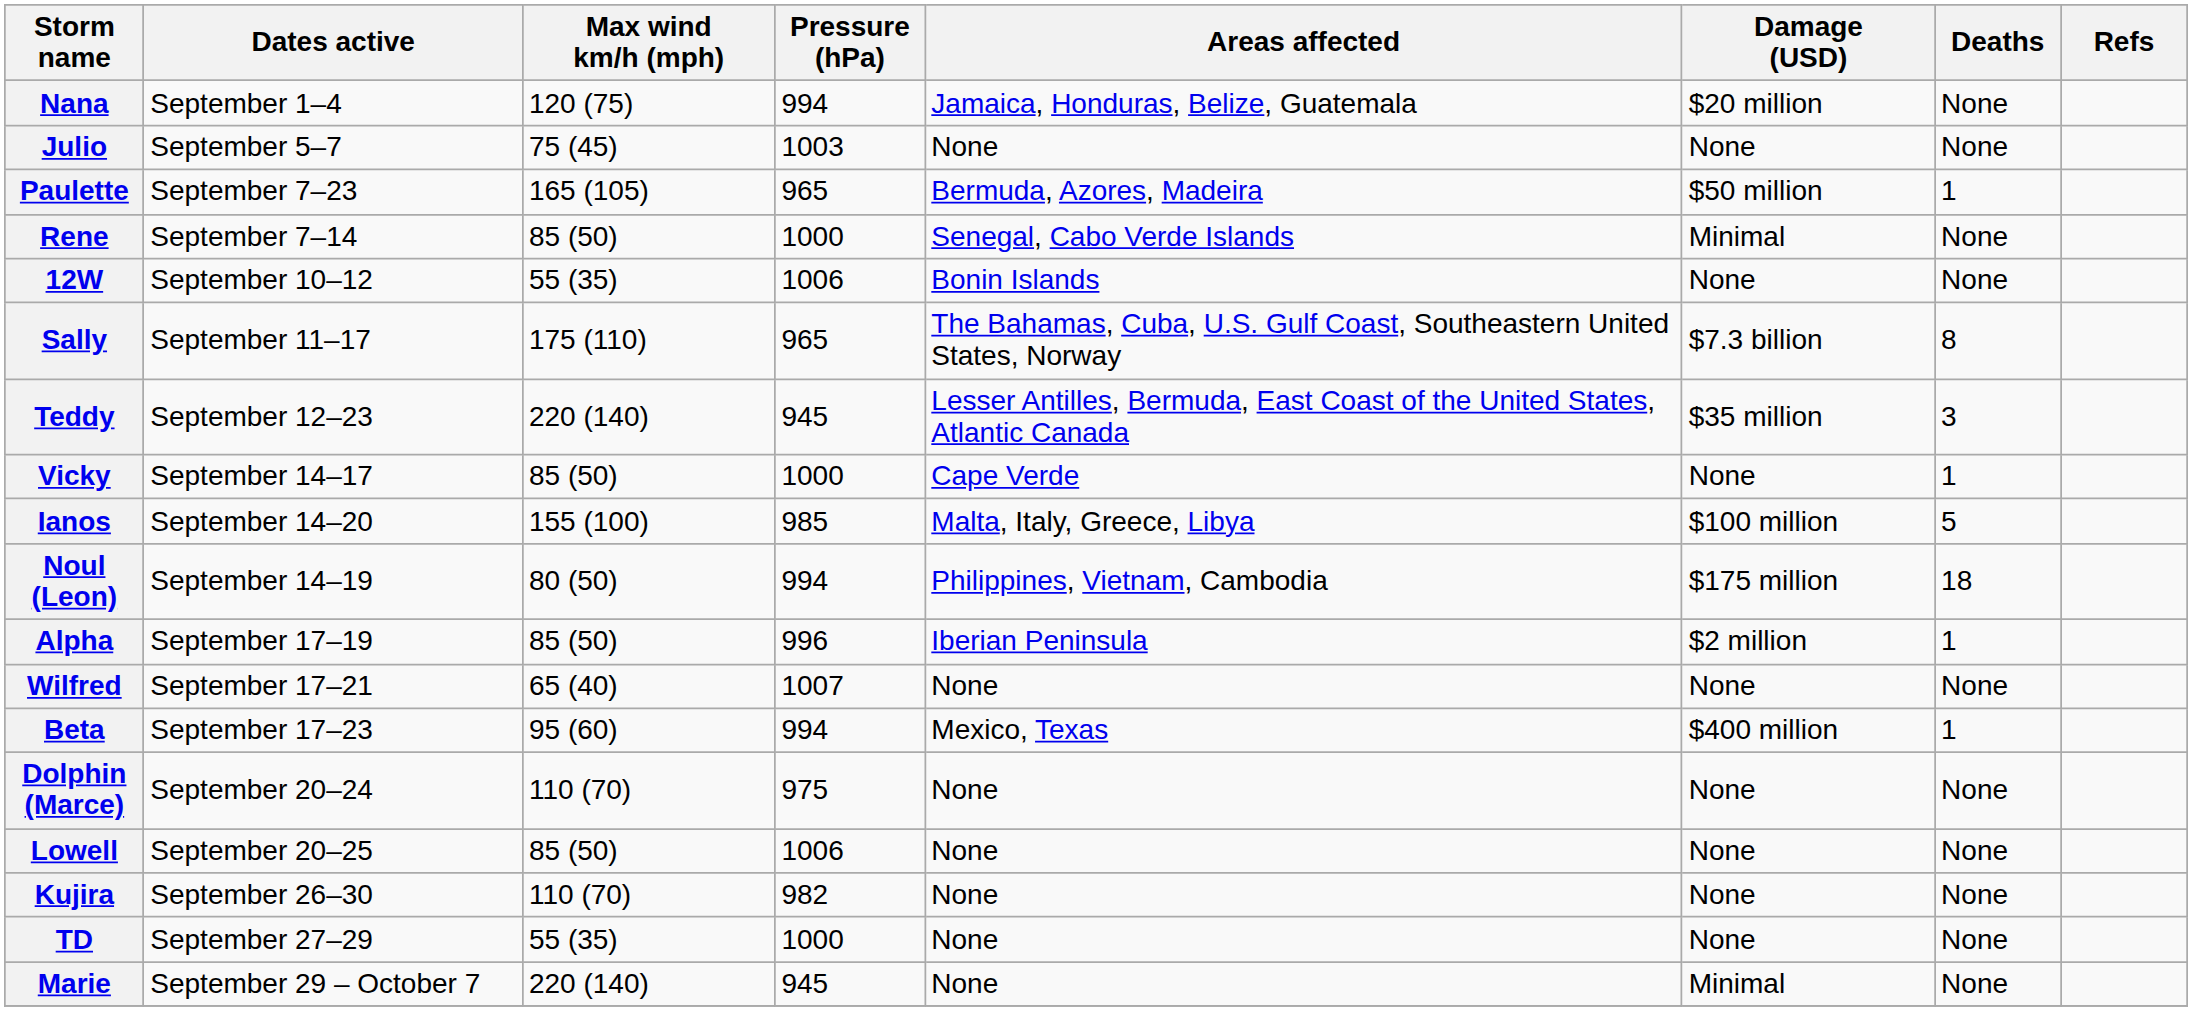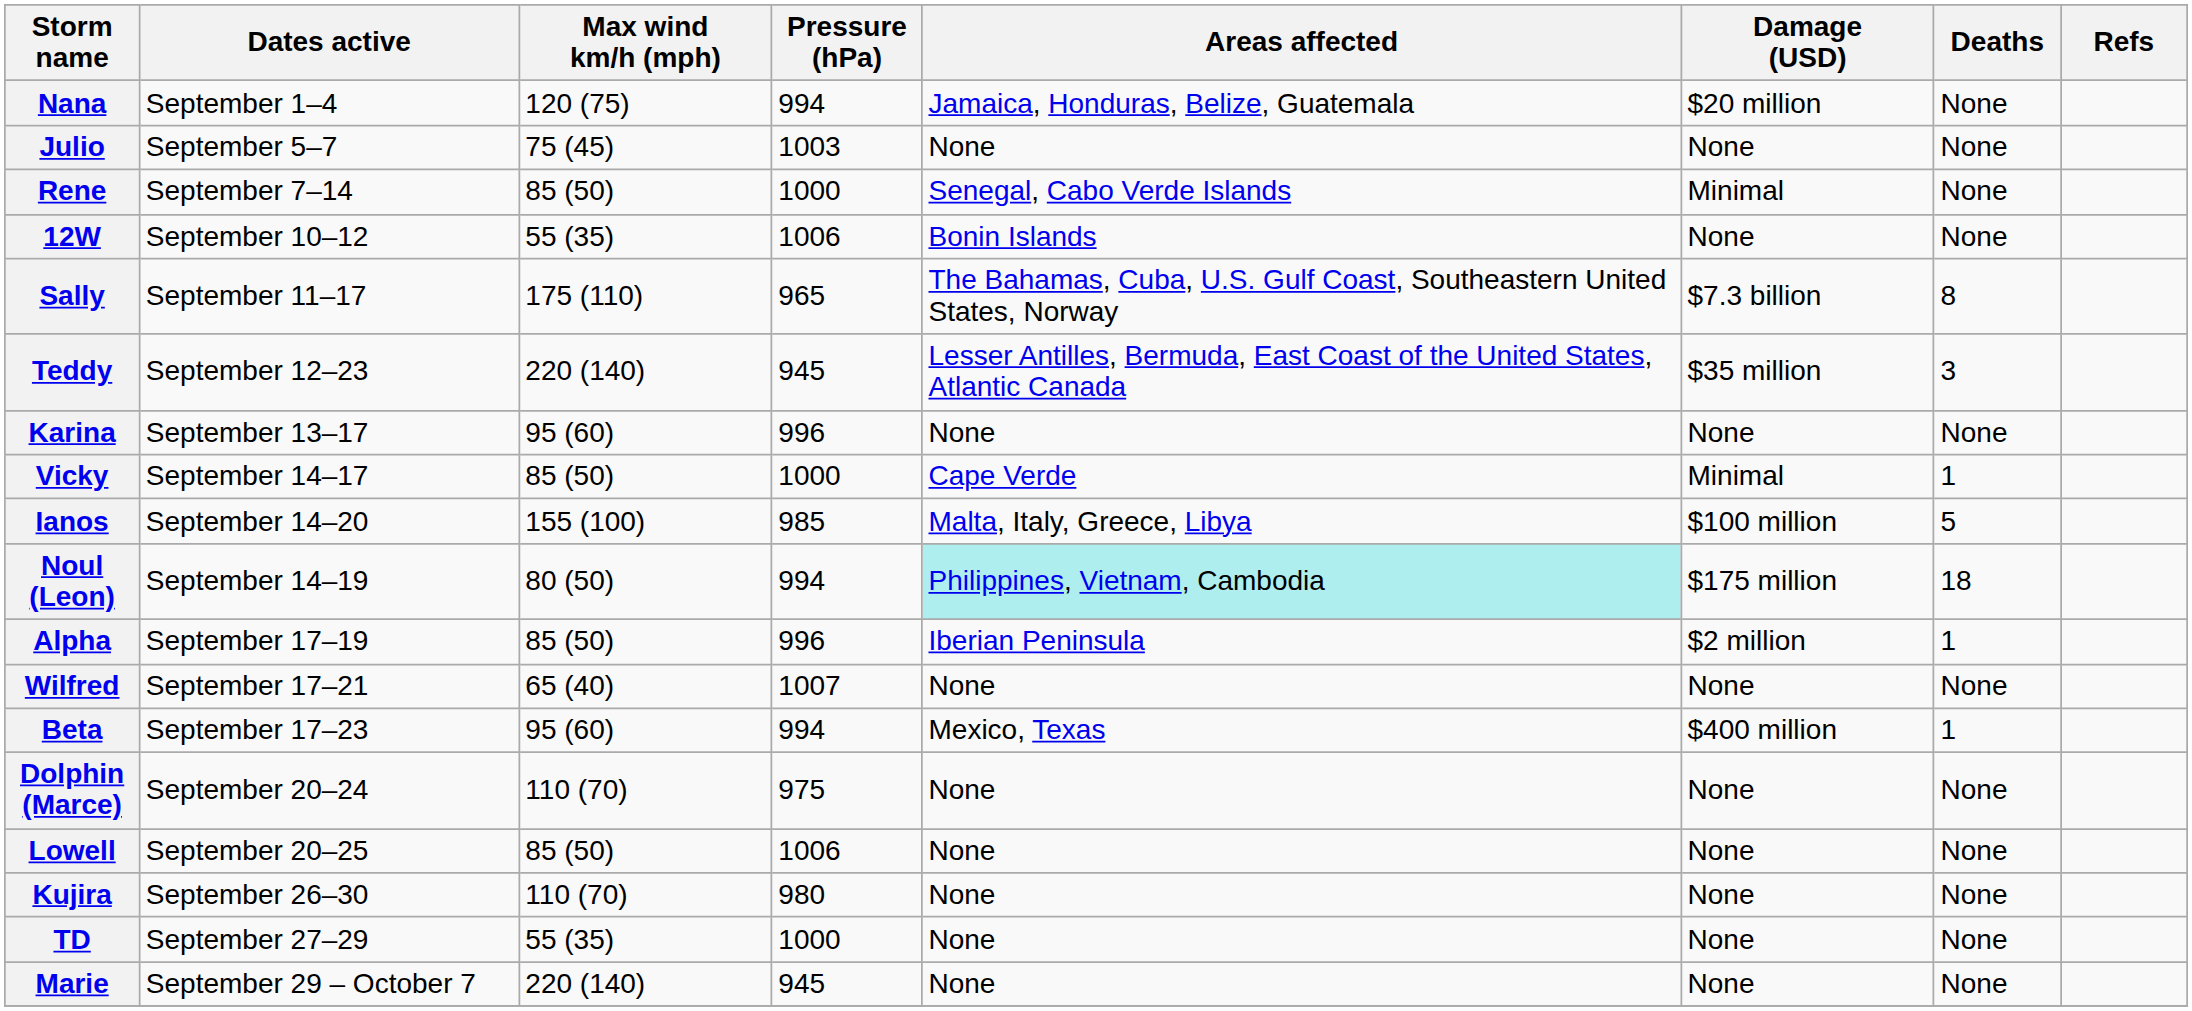- row: (74, 191)
+ row: (72, 432)
(1722, 476) None -> (1736, 476) Minimal
(1130, 581) no background -> (1127, 581) paleturquoise background
(805, 894) 982 -> (802, 894) 980
(1737, 983) Minimal -> (1721, 983) None
